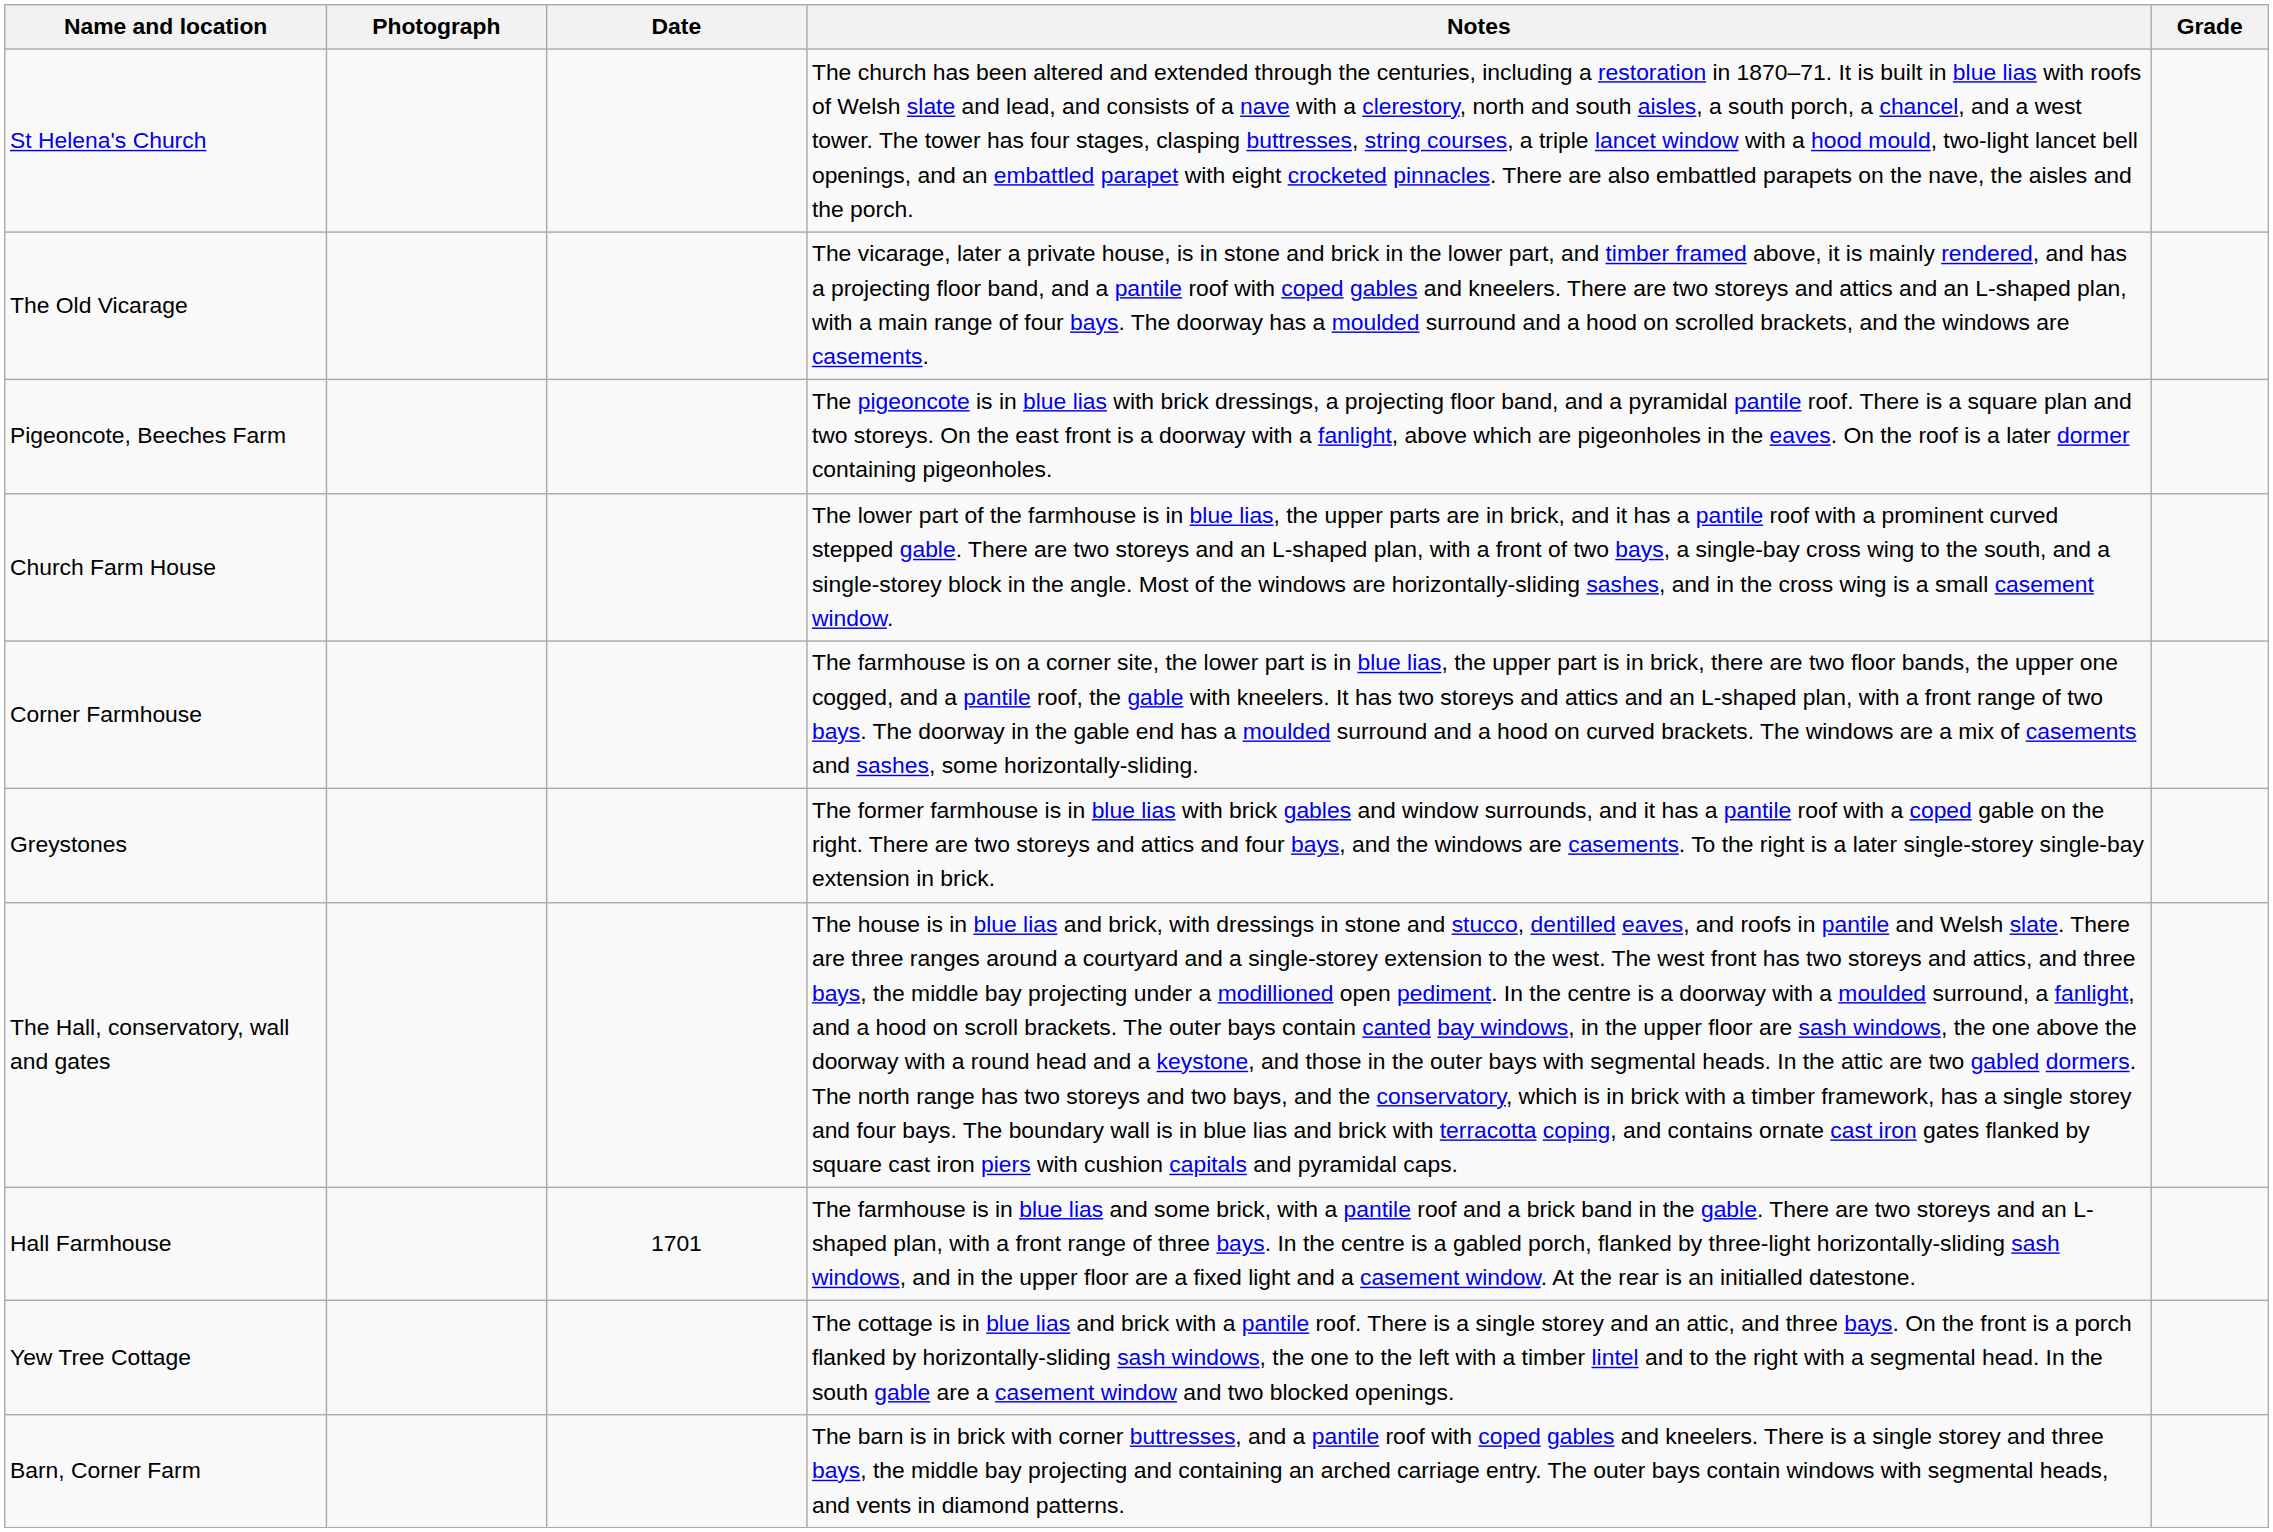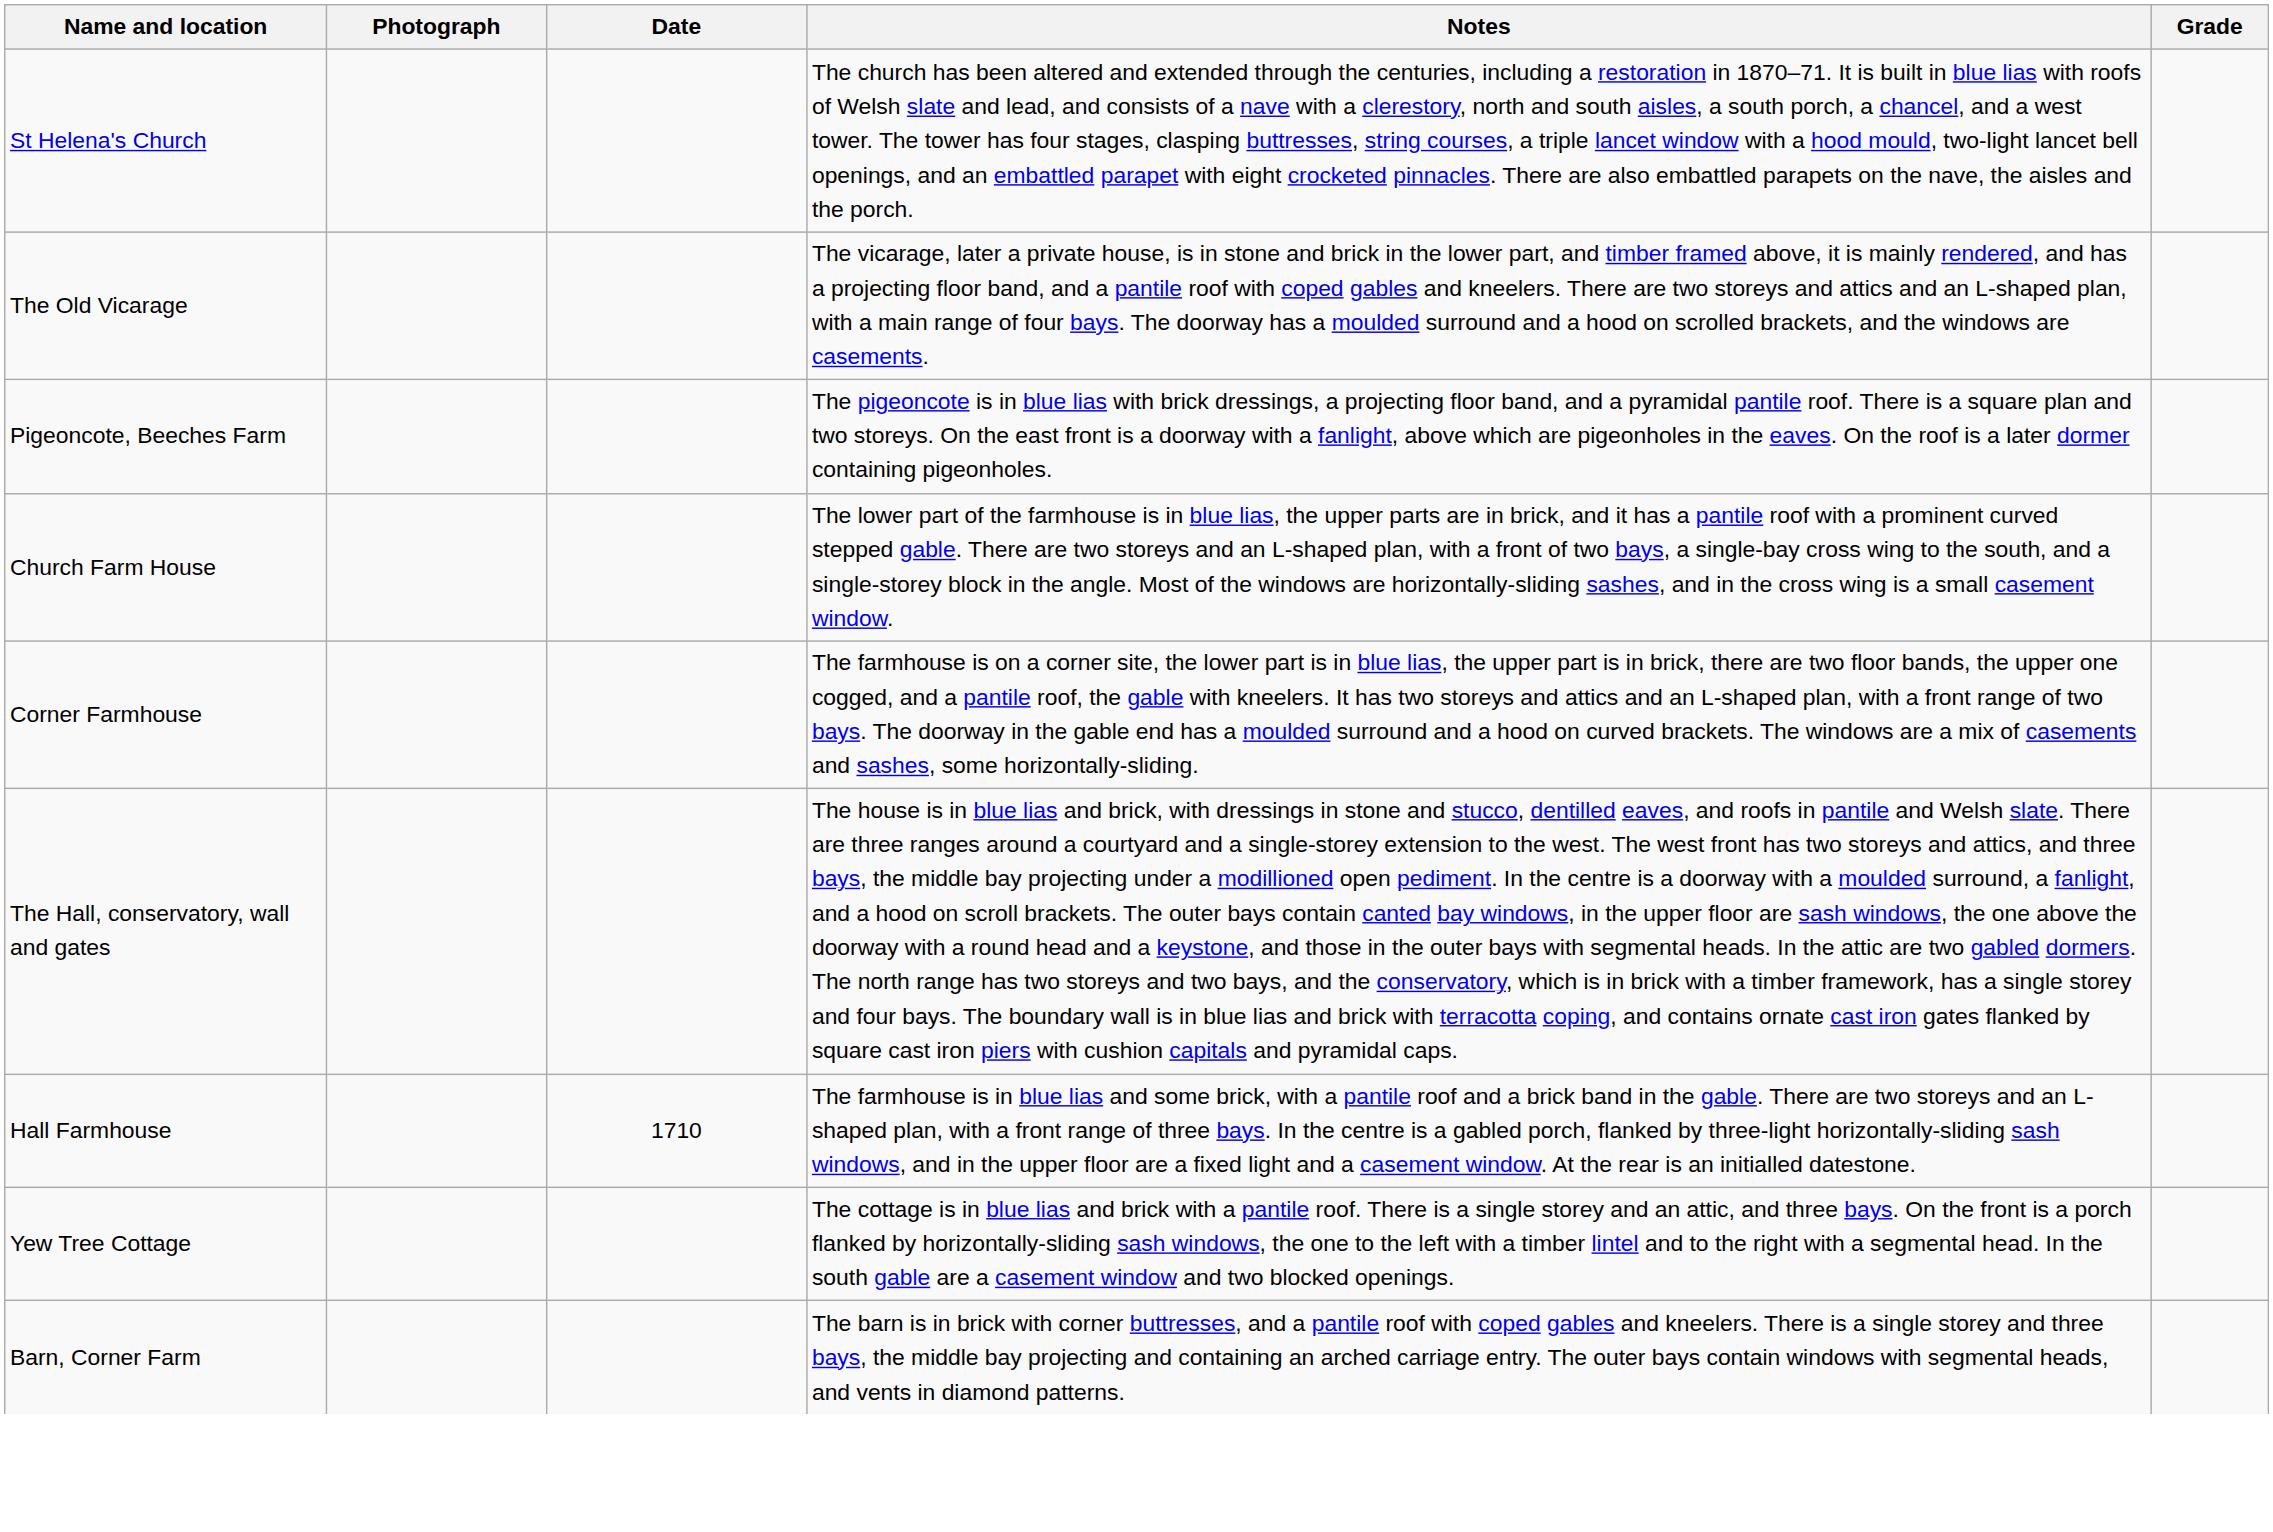- row: (68, 845)
(676, 1243) 1701 -> (676, 1130) 1710
